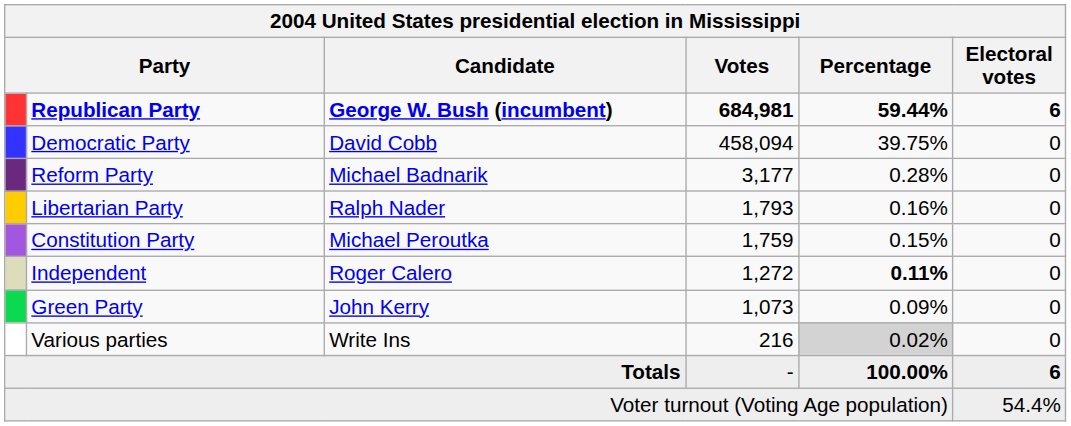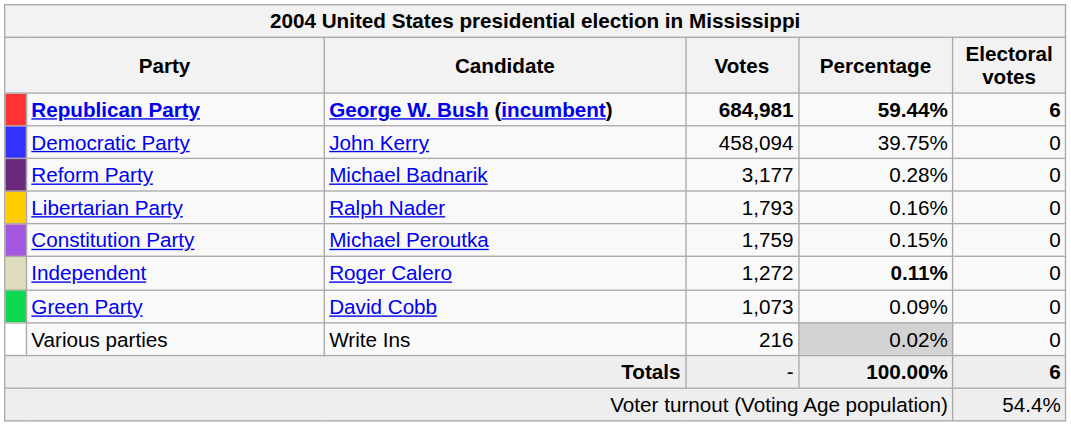(383, 143) David Cobb -> (379, 143) John Kerry
(379, 306) John Kerry -> (383, 306) David Cobb
